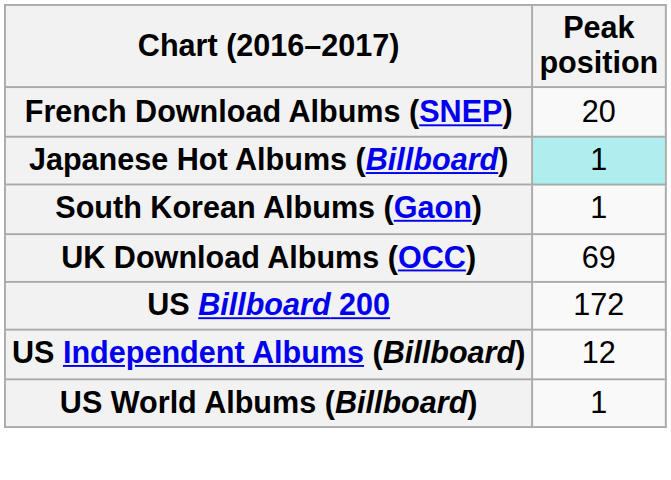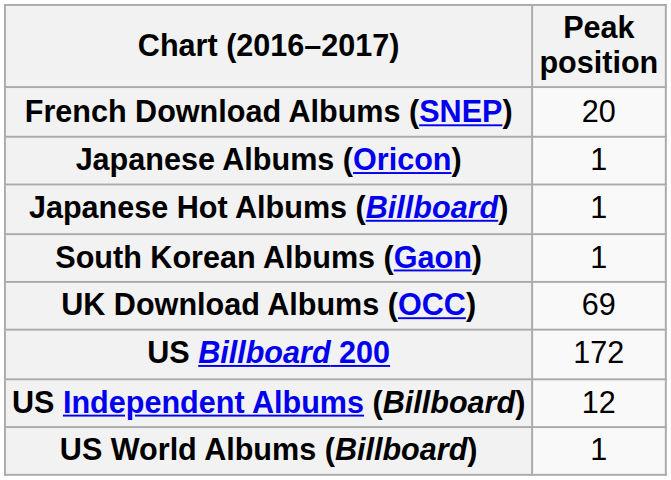+ row: (269, 160)
(599, 160) paleturquoise background -> (599, 208) no background
